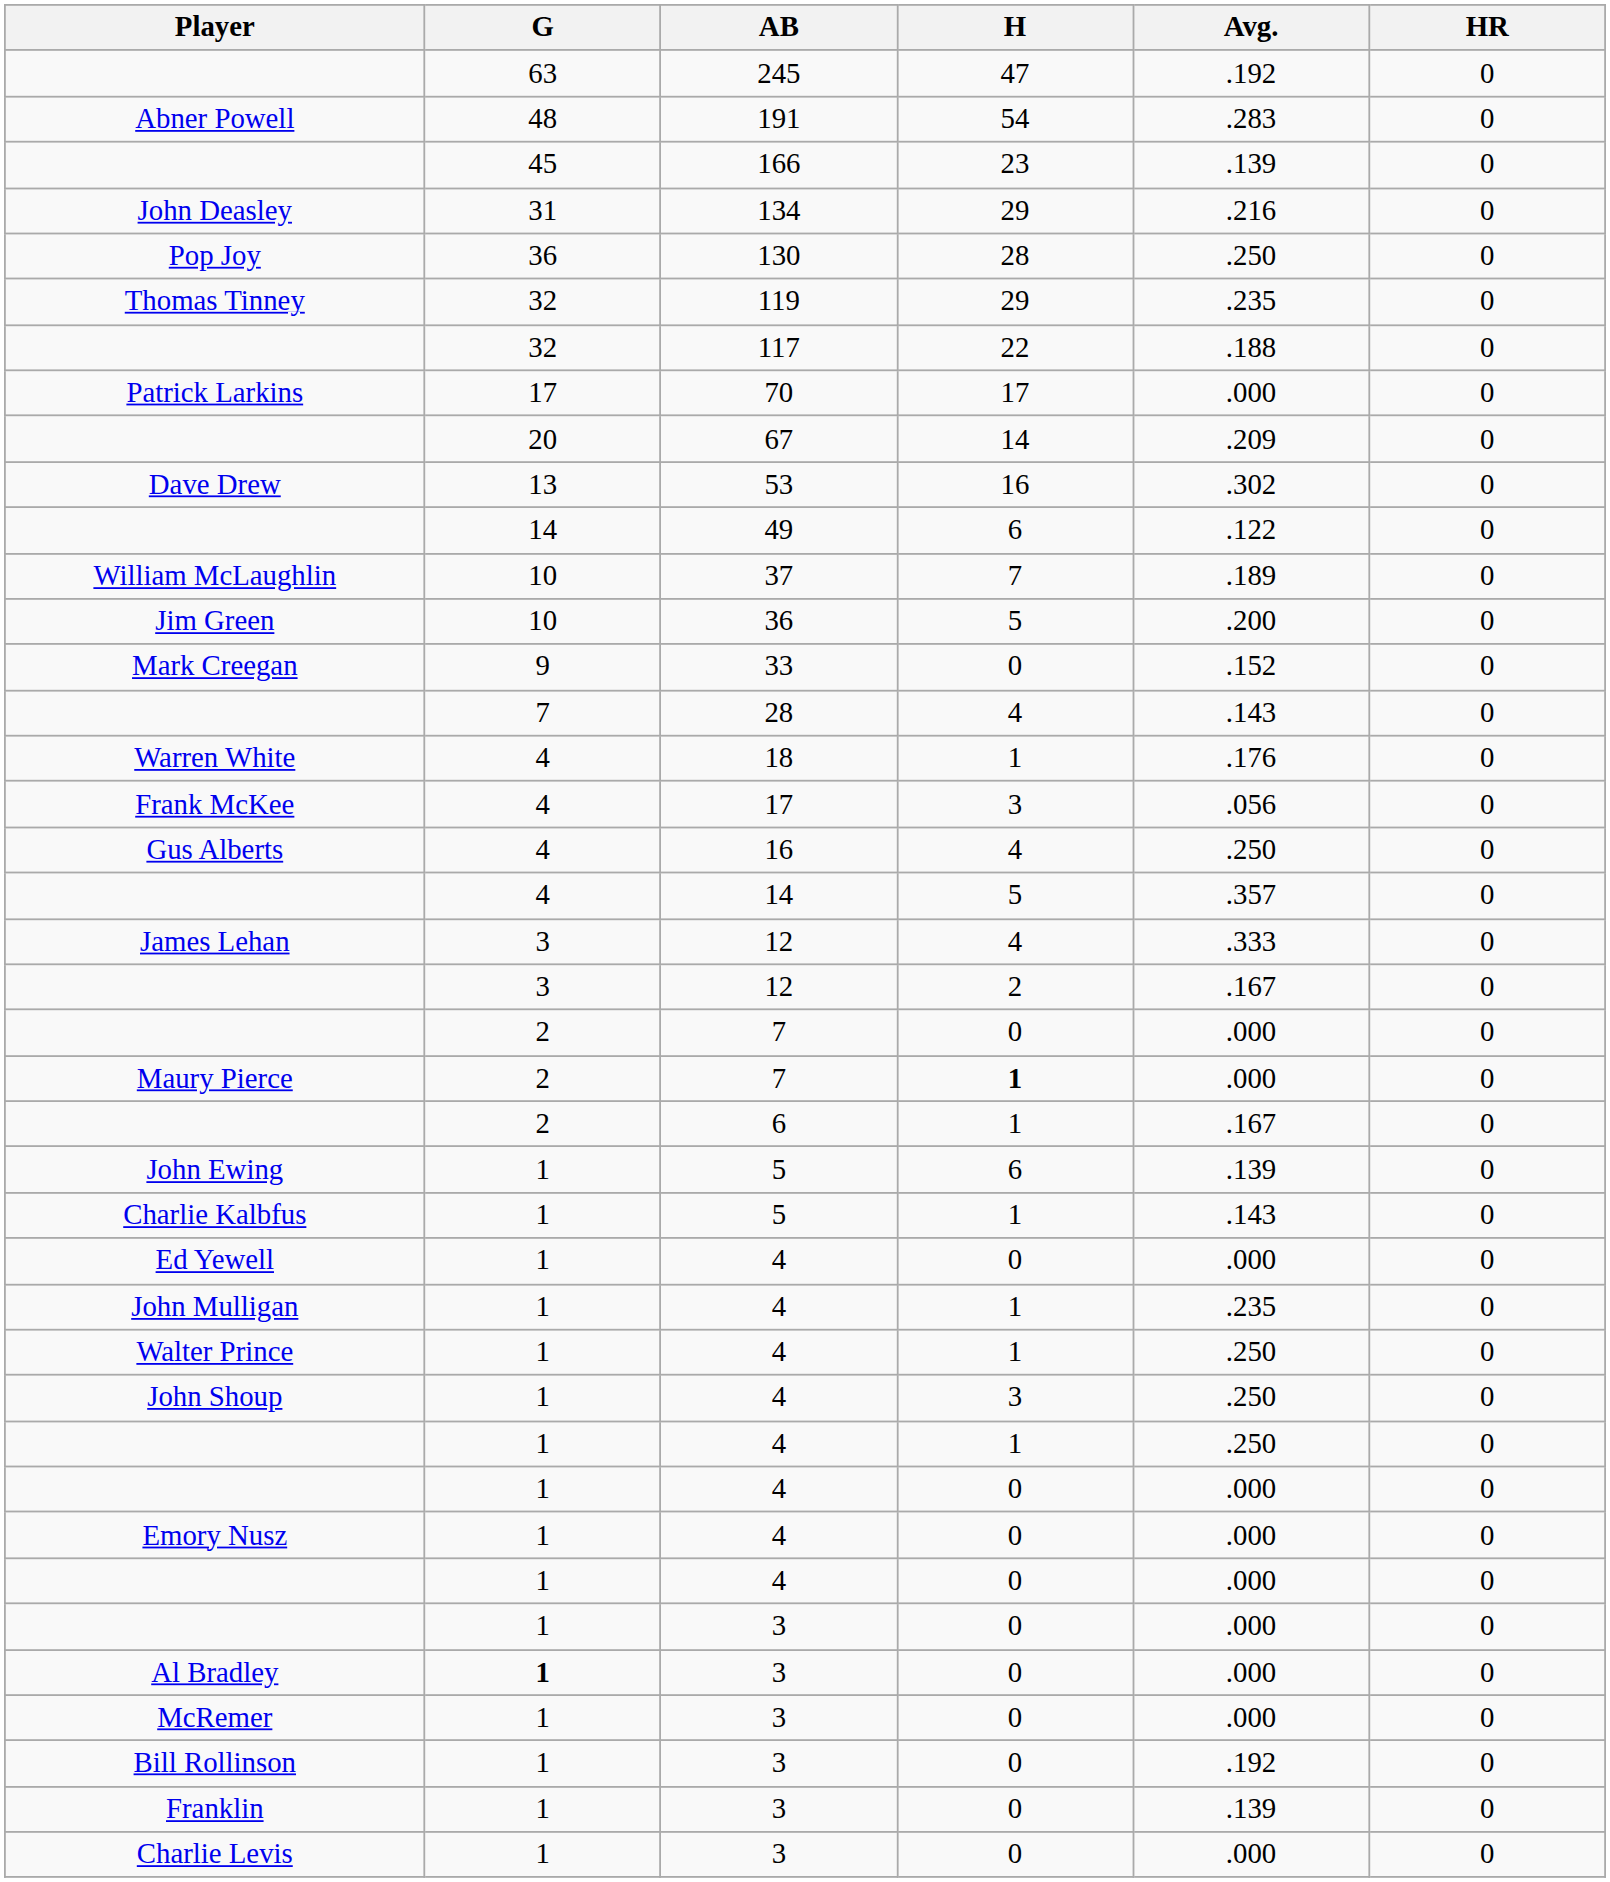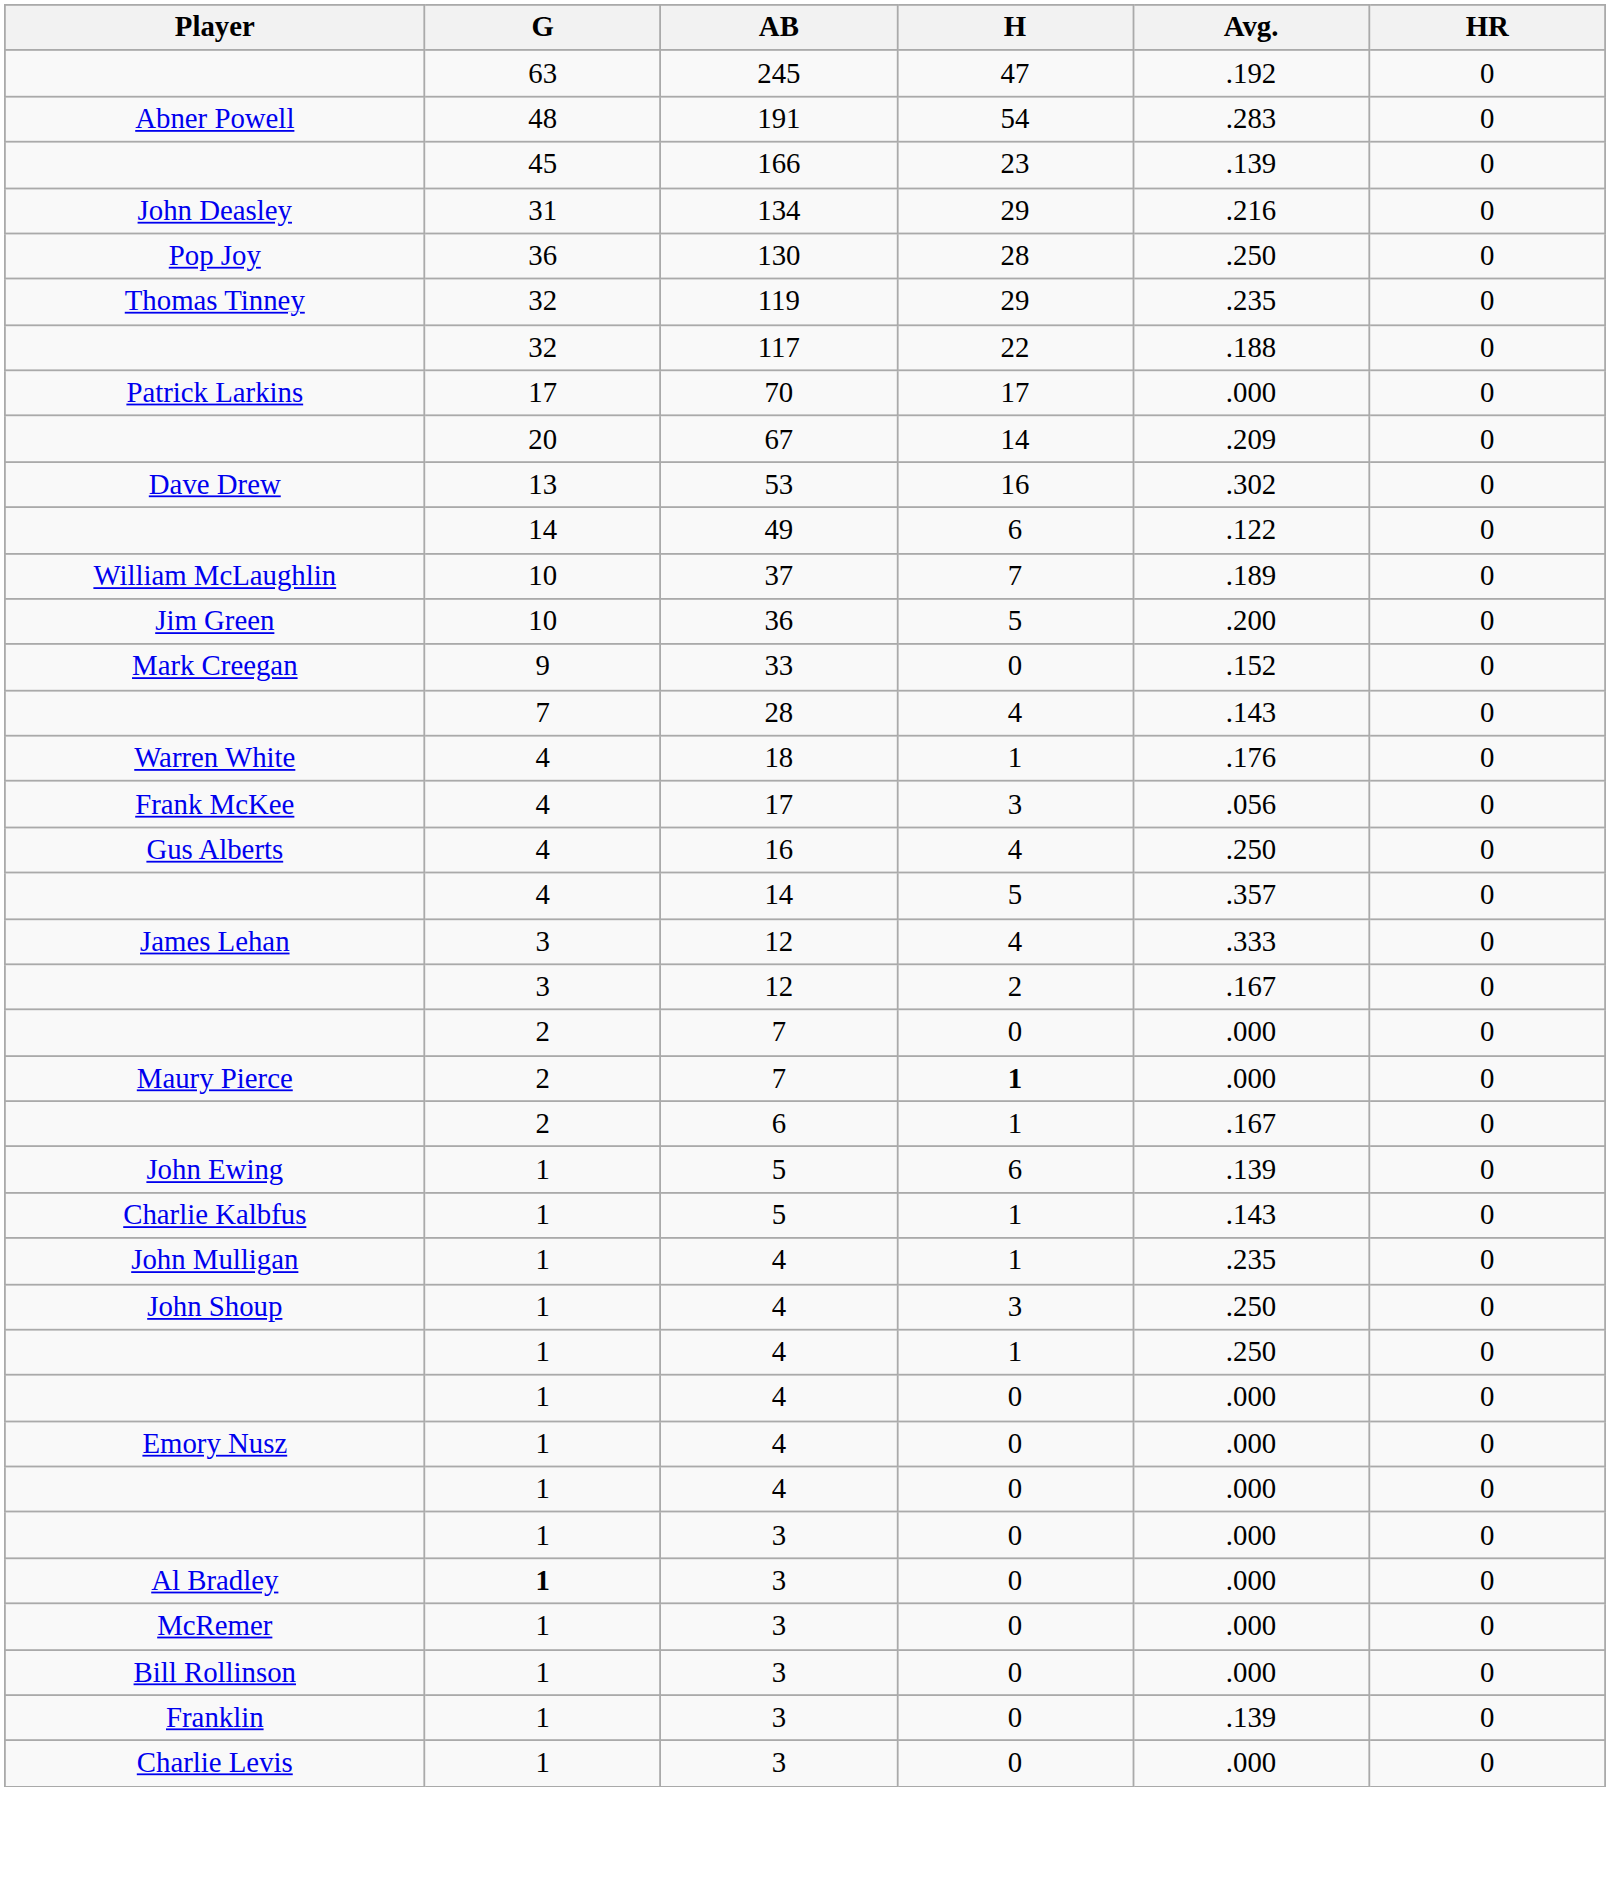- row: (215, 1260)
- row: (215, 1351)
(1251, 1762) .192 -> (1251, 1671) .000
